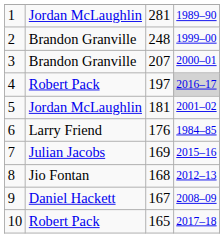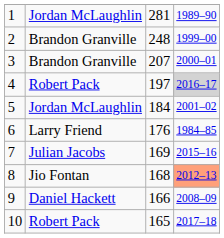(159, 107) 181 -> (159, 107) 184
(196, 175) no background -> (196, 175) lightsalmon background
(159, 198) 167 -> (159, 198) 166
